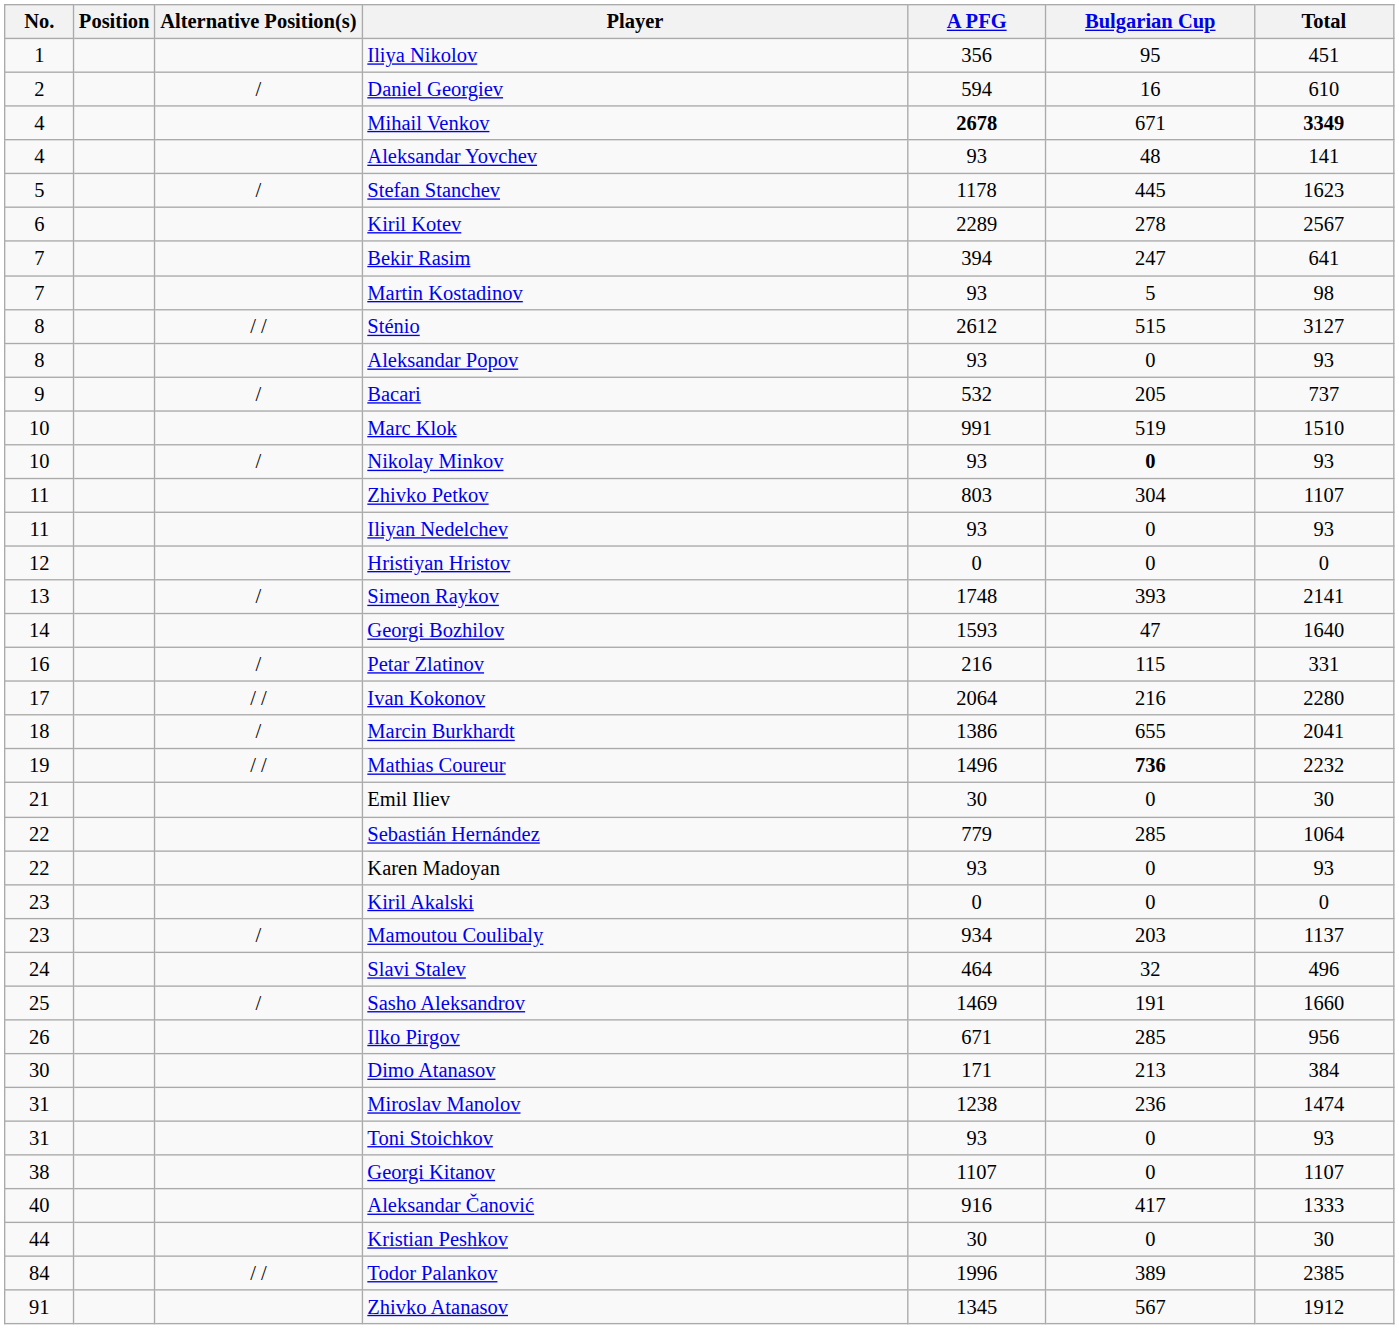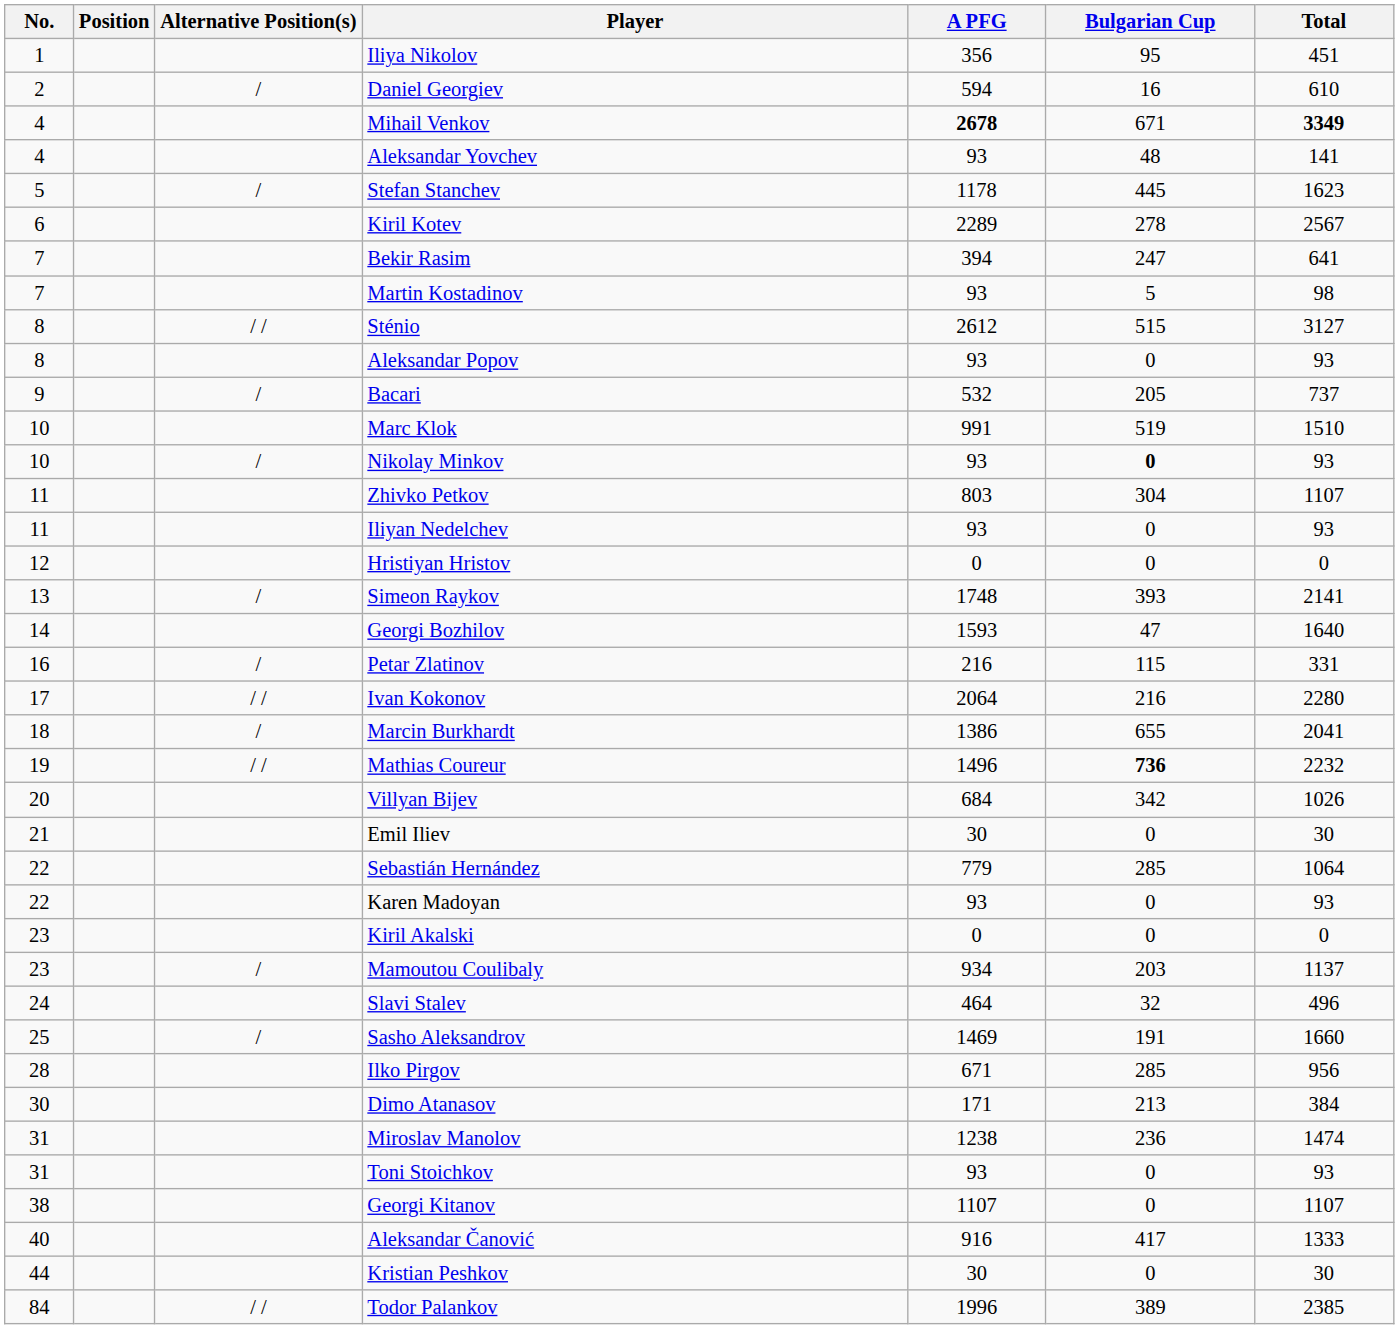+ row: (422, 799)
(39, 1036) 26 -> (39, 1070) 28
- row: (438, 1307)
